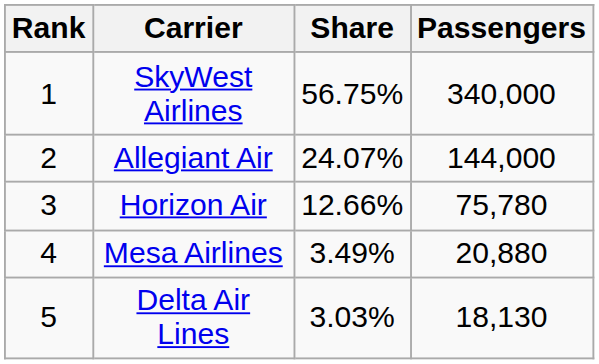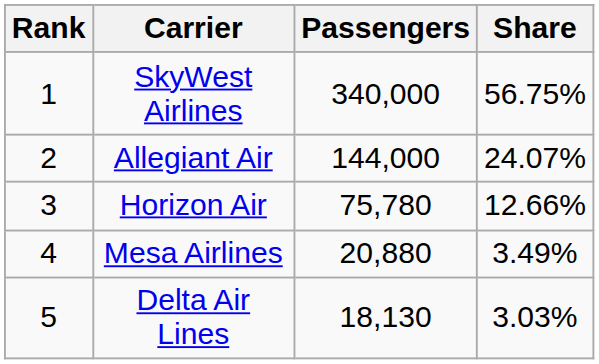columns swapped: (501, 28) <-> (352, 28)
